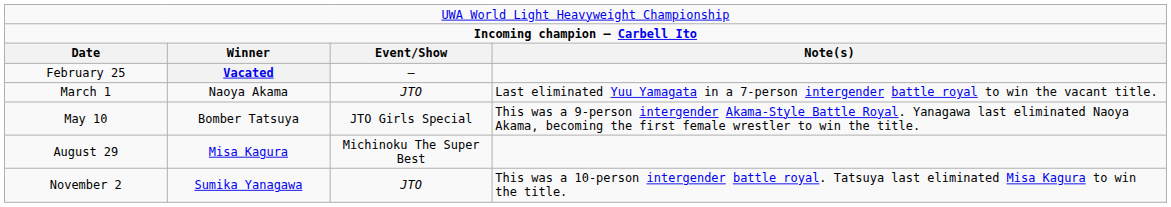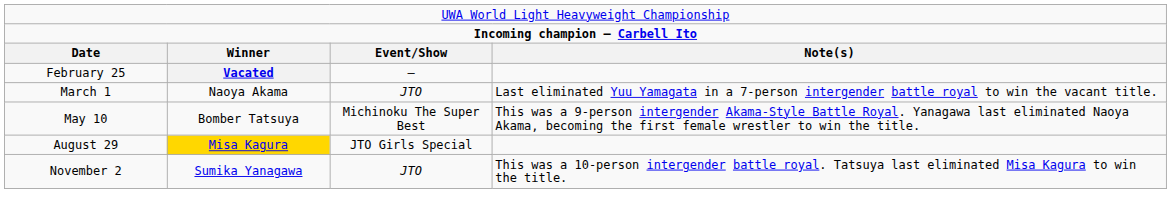(411, 119) JTO Girls Special -> (411, 119) Michinoku The Super Best
(248, 152) no background -> (248, 145) gold background
(411, 152) Michinoku The Super Best -> (411, 145) JTO Girls Special
